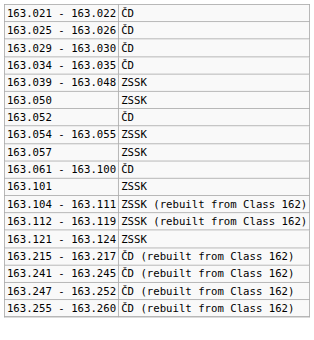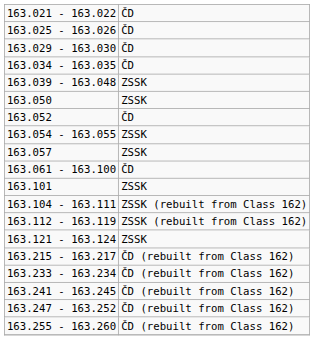+ row: (62, 274)
